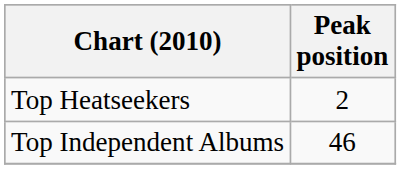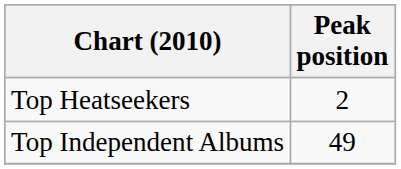(342, 142) 46 -> (342, 142) 49
